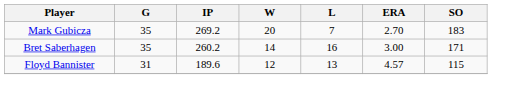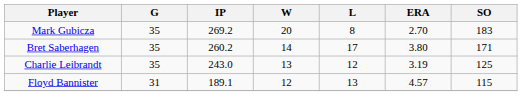(332, 30) 7 -> (352, 30) 8
(332, 47) 16 -> (352, 47) 17
(394, 47) 3.00 -> (418, 47) 3.80
+ row: (63, 64)
(208, 64) 189.6 -> (220, 82) 189.1
